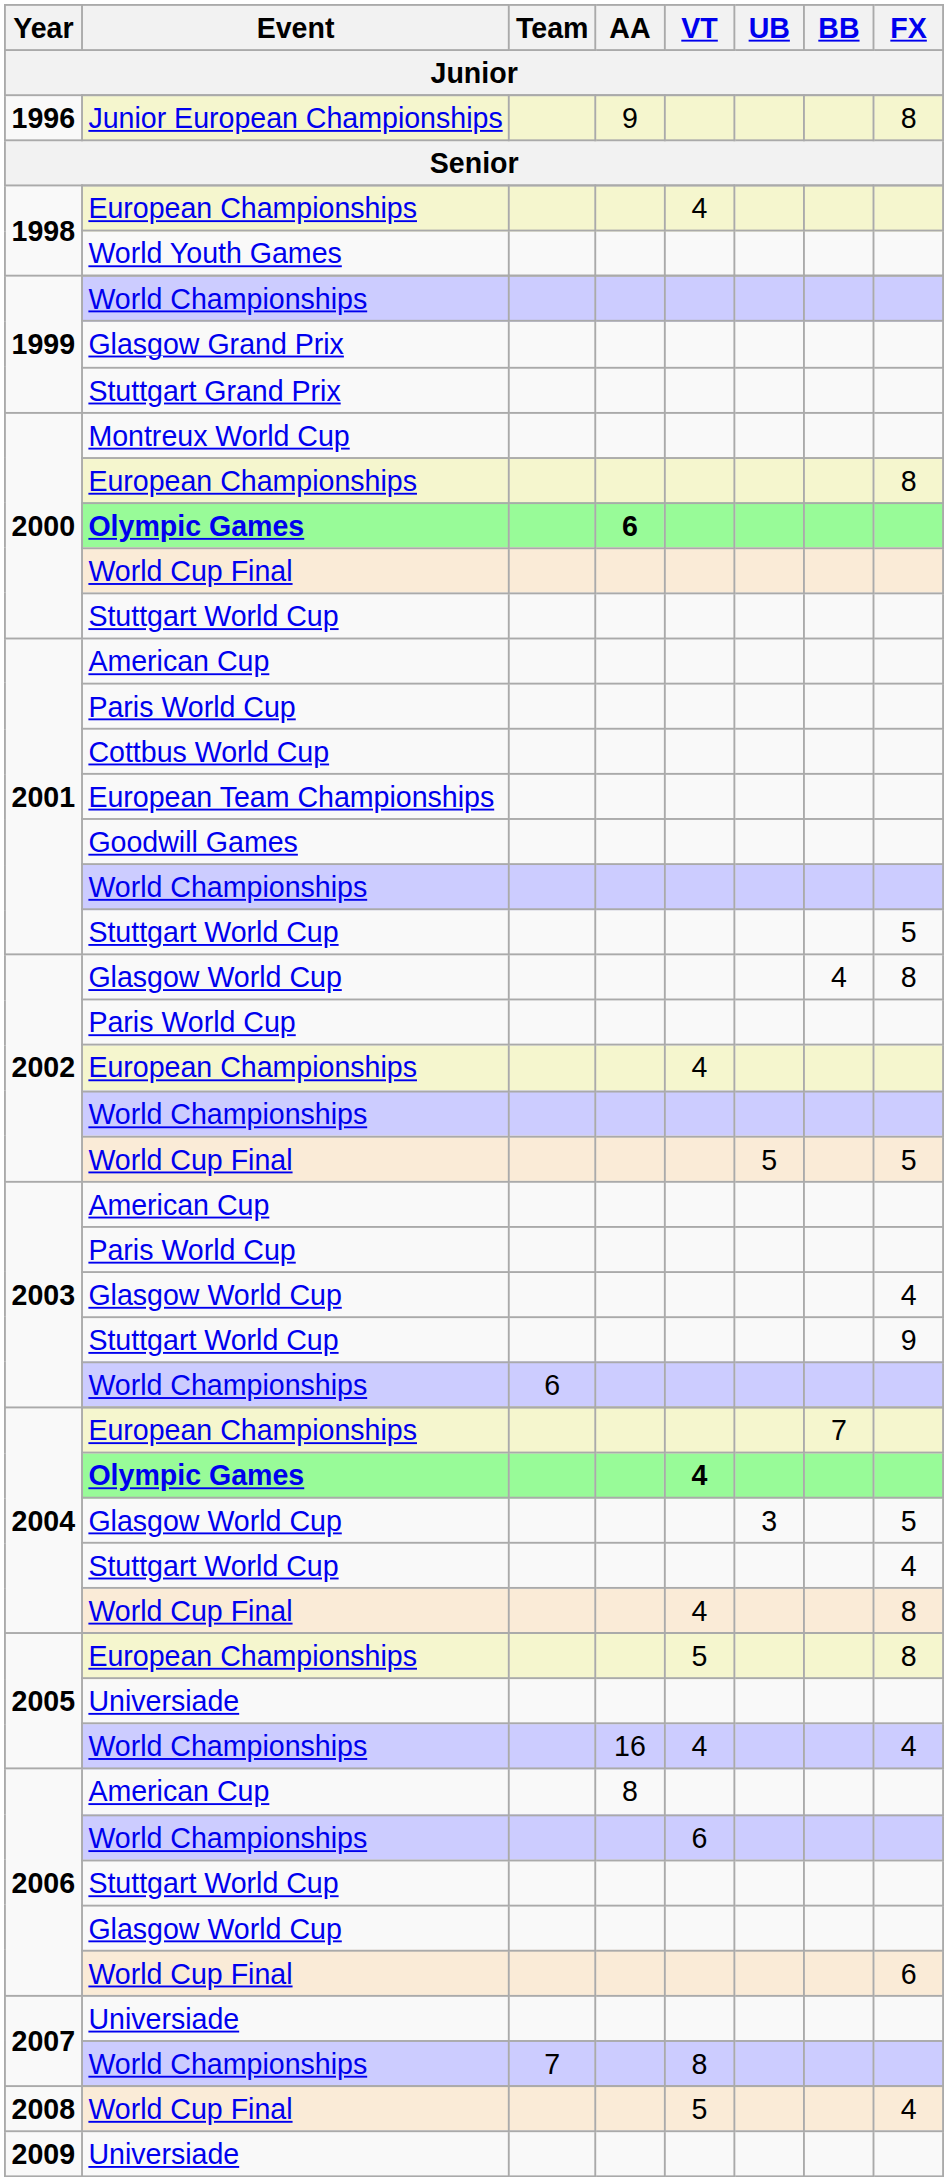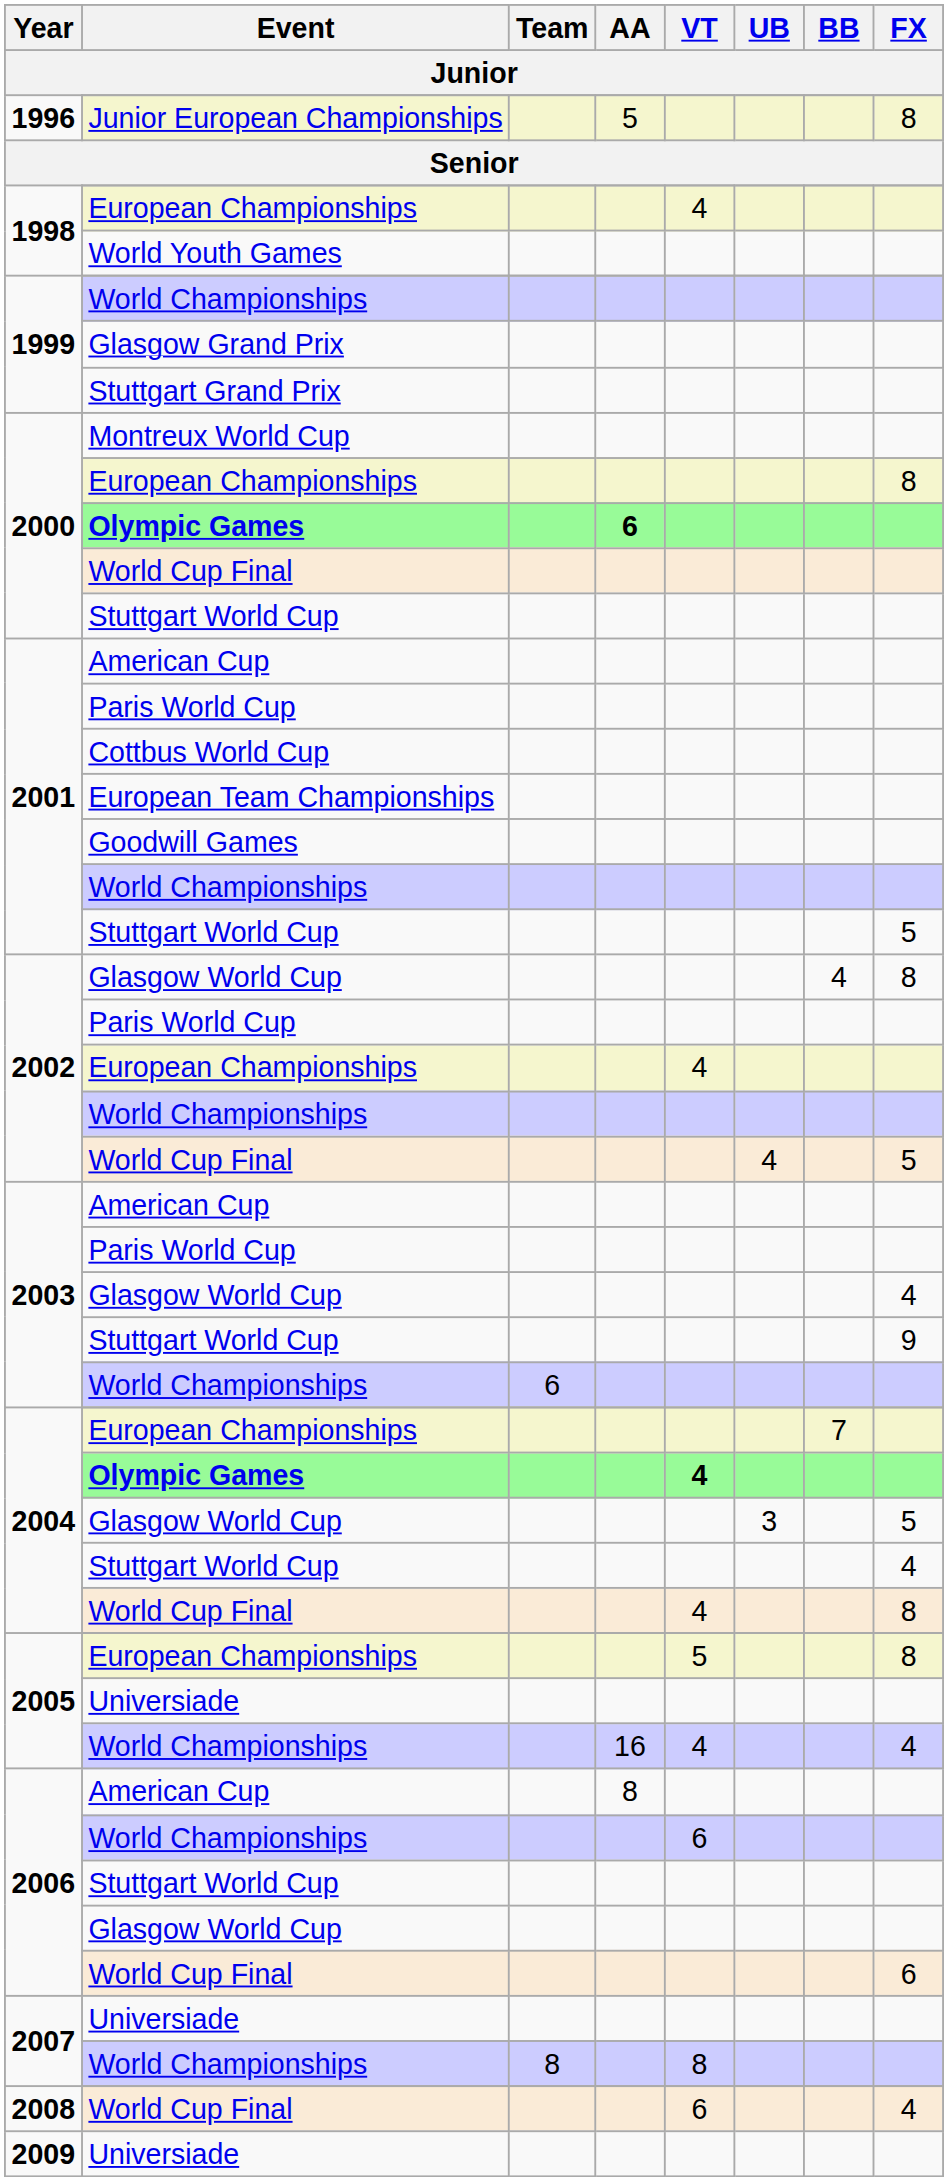(630, 118) 9 -> (630, 118) 5
(769, 1159) 5 -> (769, 1159) 4
(552, 2063) 7 -> (552, 2063) 8
(700, 2109) 5 -> (700, 2109) 6
